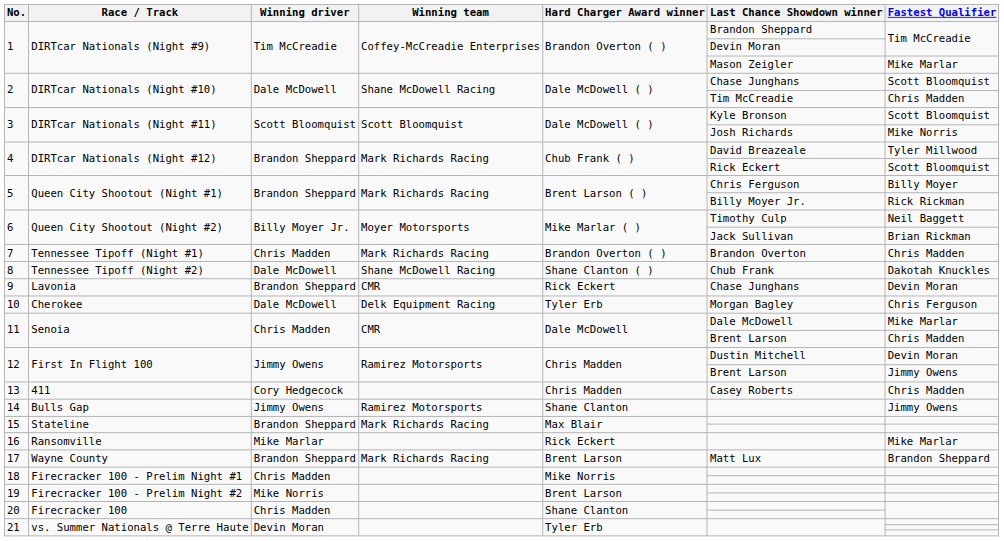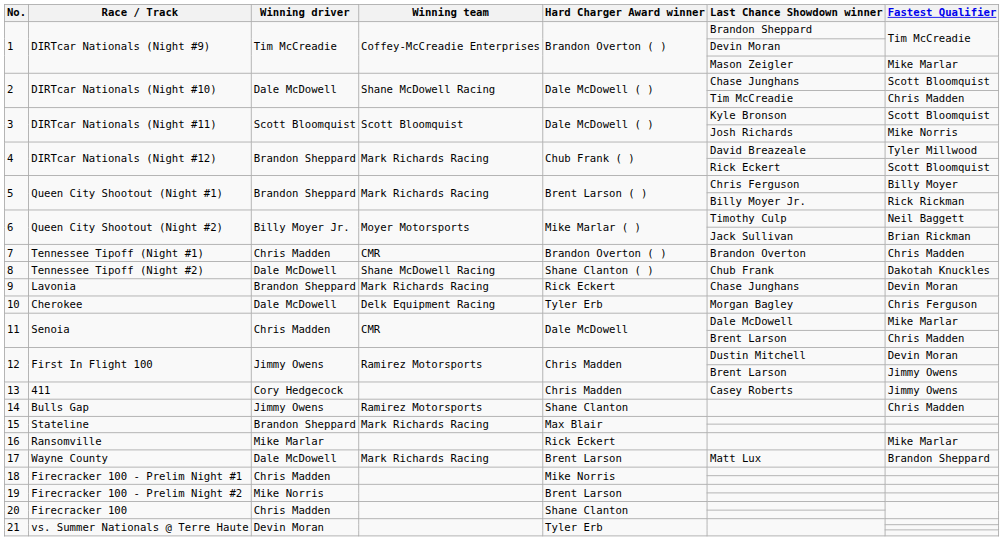(425, 253) Mark Richards Racing -> (371, 253) CMR
(371, 288) CMR -> (425, 288) Mark Richards Racing
(926, 391) Chris Madden -> (923, 391) Jimmy Owens
(923, 408) Jimmy Owens -> (926, 408) Chris Madden
(305, 459) Brandon Sheppard -> (295, 459) Dale McDowell
